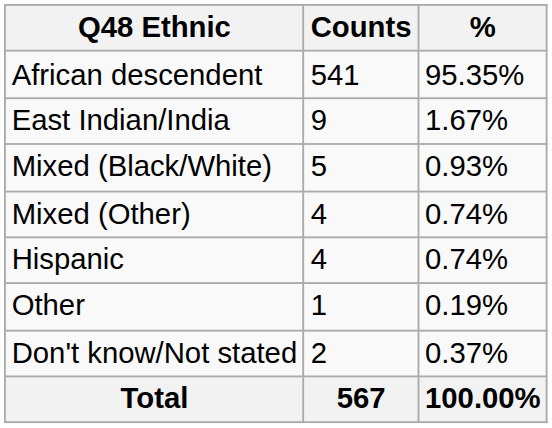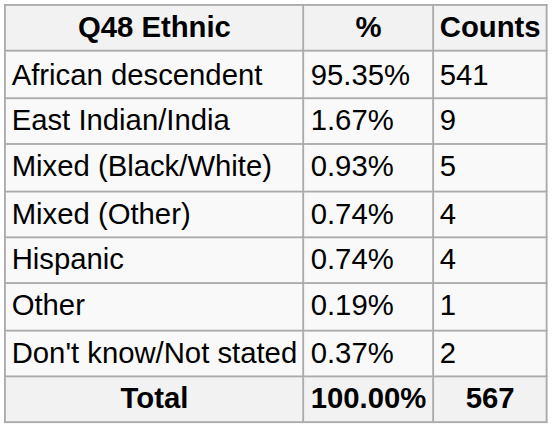columns swapped: (361, 27) <-> (483, 27)
